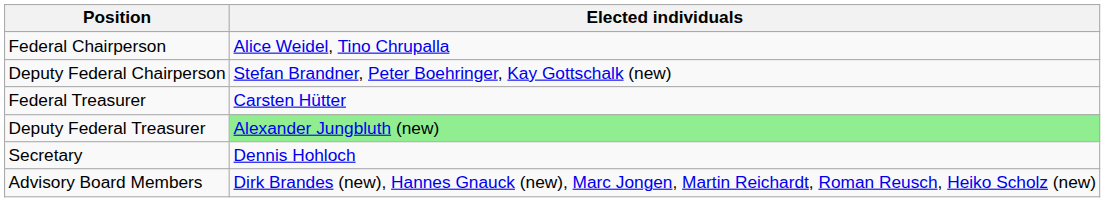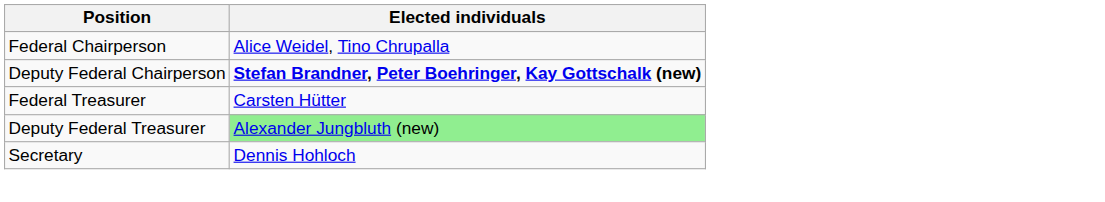(453, 73) normal -> (467, 73) bold
- row: (106, 182)
